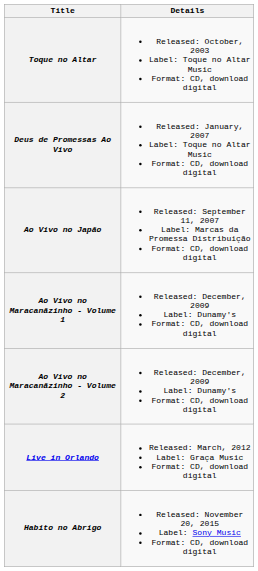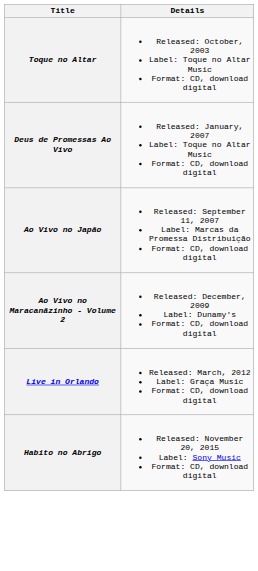- row: (63, 310)
